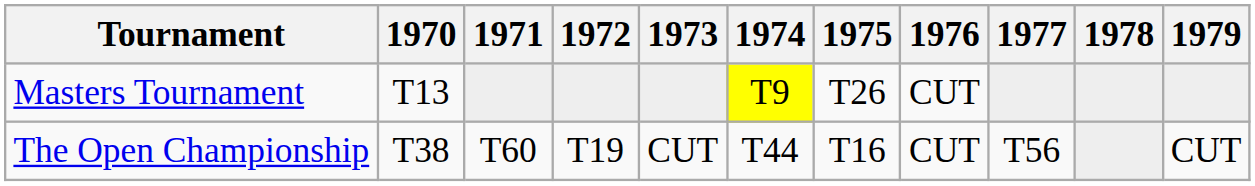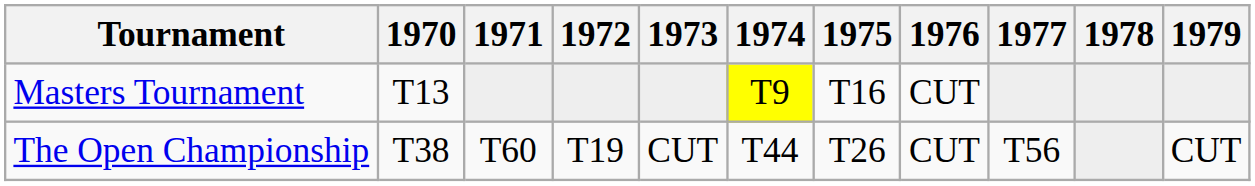(857, 92) T26 -> (857, 92) T16
(857, 150) T16 -> (857, 150) T26
